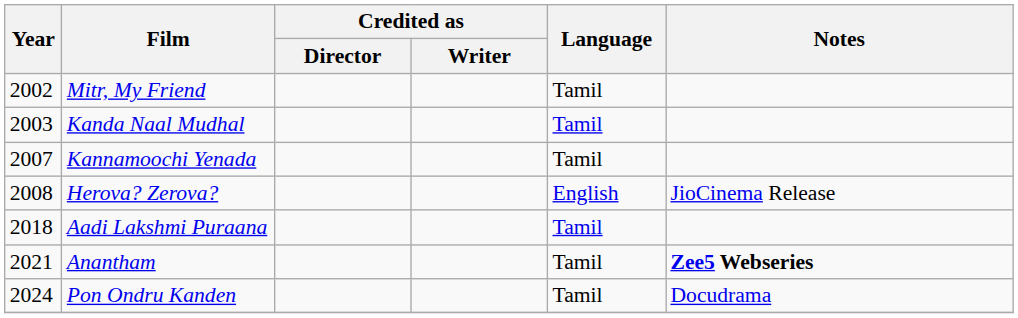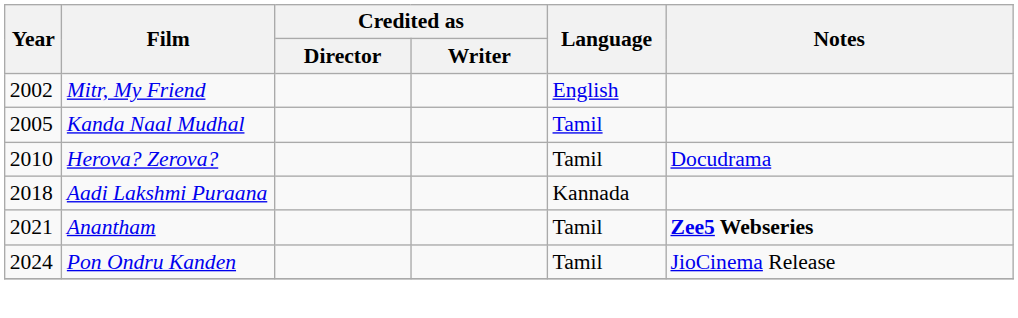(578, 90) Tamil -> (586, 90) English
(31, 124) 2003 -> (31, 124) 2005
- row: (162, 158)
(31, 192) 2008 -> (31, 158) 2010
(586, 192) English -> (578, 158) Tamil
(753, 192) JioCinema Release -> (721, 158) Docudrama
(578, 227) Tamil -> (591, 192) Kannada
(721, 295) Docudrama -> (753, 261) JioCinema Release
